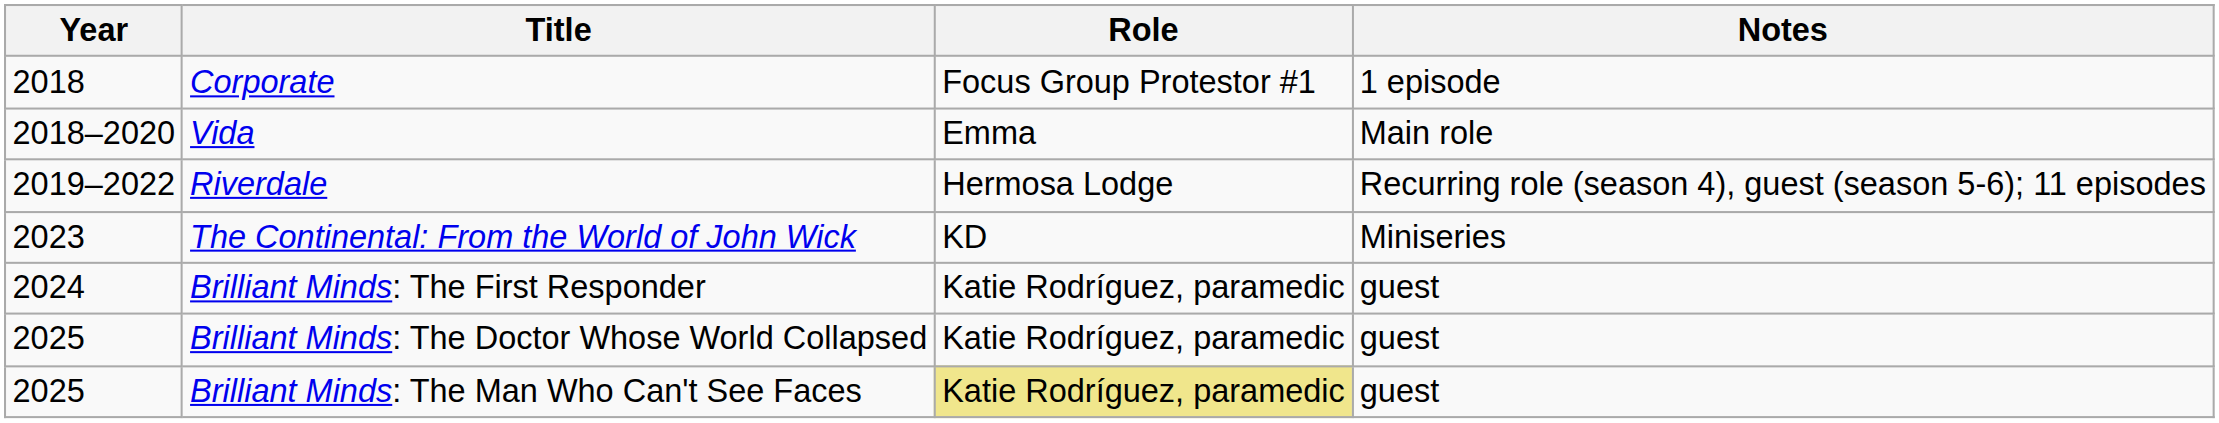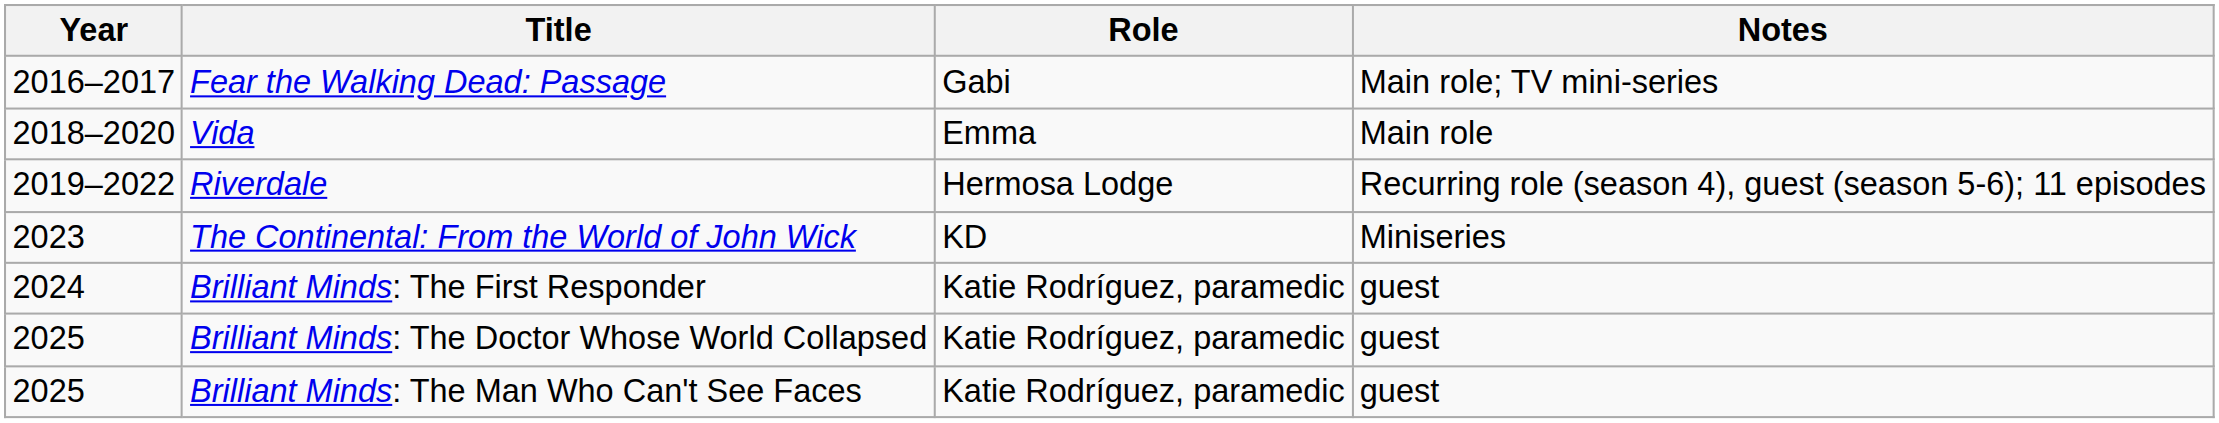+ row: (428, 81)
- row: (262, 81)
(1143, 390) khaki background -> (1143, 390) no background
